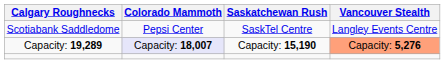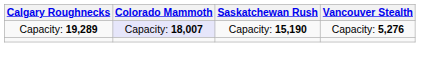- row: (63, 29)
(385, 45) lightsalmon background -> (368, 29) no background
